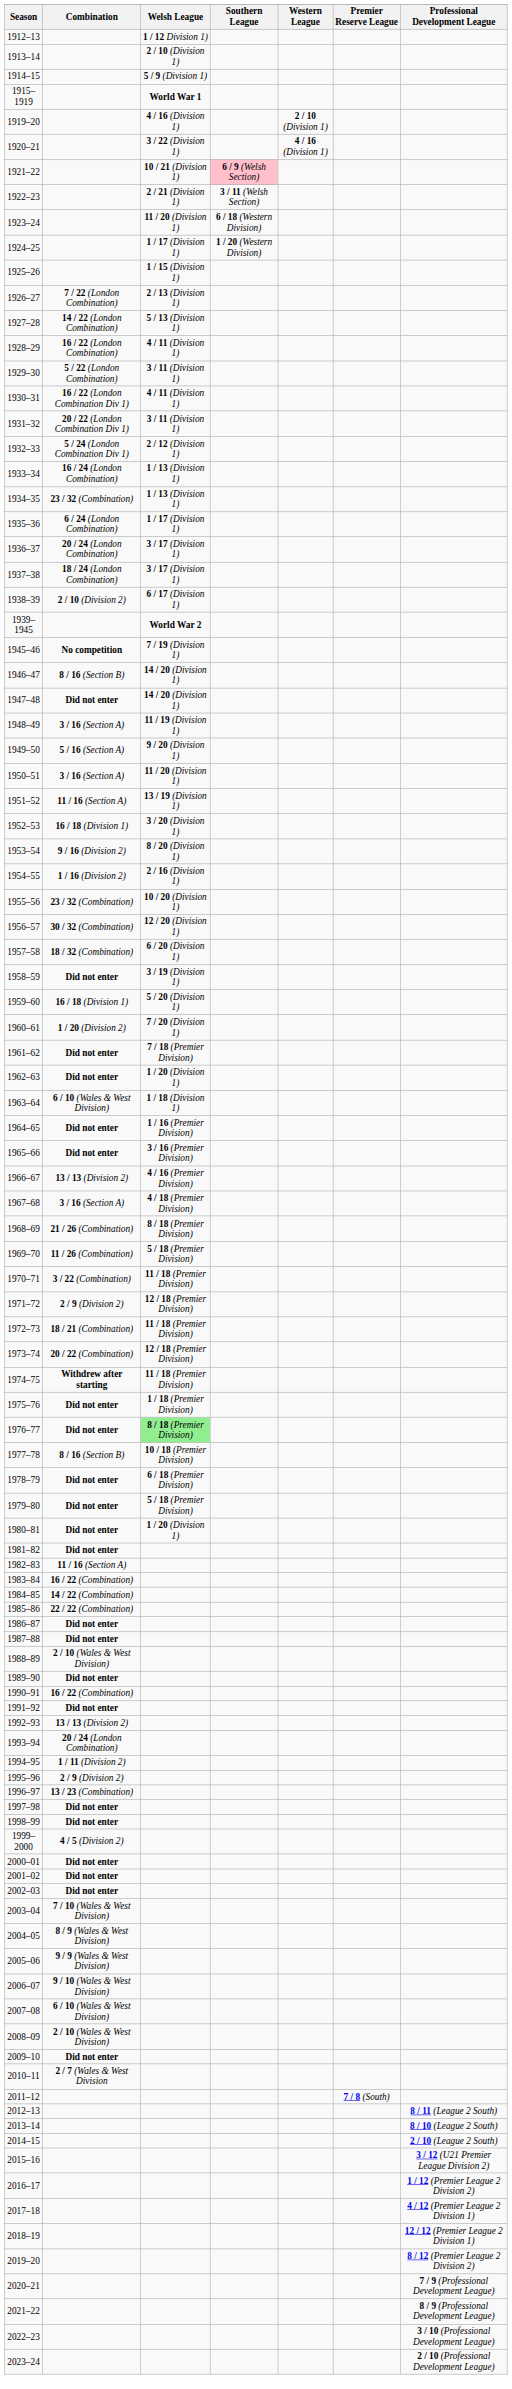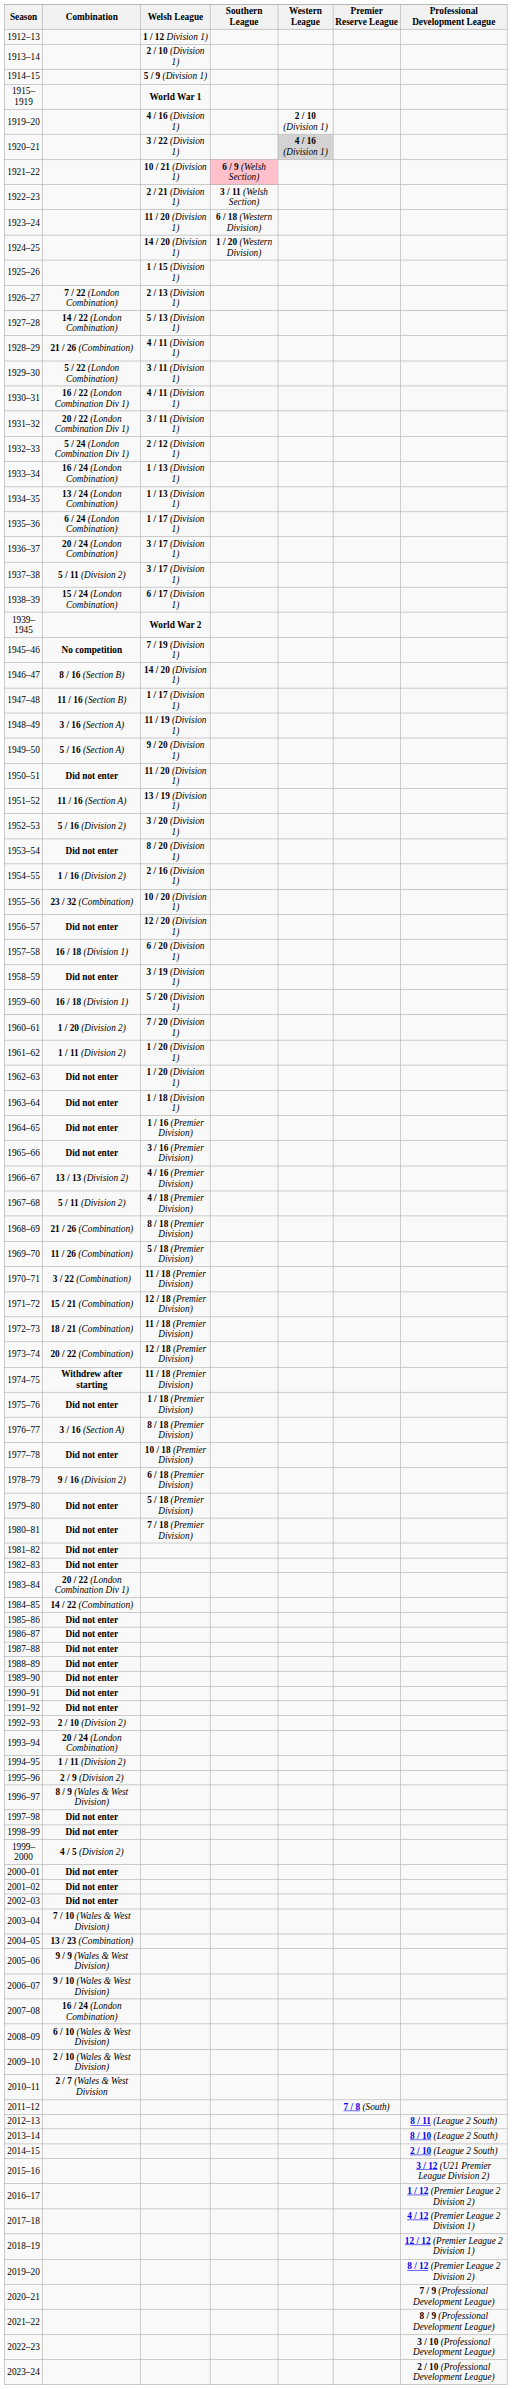(305, 147) no background -> (305, 147) lightgrey background
(175, 247) 1 / 17 (Division 1) -> (175, 247) 14 / 20 (Division 1)
(92, 348) 16 / 22 (London Combination) -> (92, 348) 21 / 26 (Combination)
(92, 499) 23 / 32 (Combination) -> (92, 499) 13 / 24 (London Combination)
(92, 574) 18 / 24 (London Combination) -> (92, 574) 5 / 11 (Division 2)
(92, 599) 2 / 10 (Division 2) -> (92, 599) 15 / 24 (London Combination)
(92, 700) Did not enter -> (92, 700) 11 / 16 (Section B)
(175, 700) 14 / 20 (Division 1) -> (175, 700) 1 / 17 (Division 1)
(92, 776) 3 / 16 (Section A) -> (92, 776) Did not enter
(92, 826) 16 / 18 (Division 1) -> (92, 826) 5 / 16 (Division 2)
(92, 851) 9 / 16 (Division 2) -> (92, 851) Did not enter
(92, 927) 30 / 32 (Combination) -> (92, 927) Did not enter
(92, 952) 18 / 32 (Combination) -> (92, 952) 16 / 18 (Division 1)
(92, 1052) Did not enter -> (92, 1052) 1 / 11 (Division 2)
(175, 1052) 7 / 18 (Premier Division) -> (175, 1052) 1 / 20 (Division 1)
(92, 1103) 6 / 10 (Wales & West Division) -> (92, 1103) Did not enter
(92, 1203) 3 / 16 (Section A) -> (92, 1203) 5 / 11 (Division 2)
(92, 1304) 2 / 9 (Division 2) -> (92, 1304) 15 / 21 (Combination)
(92, 1430) Did not enter -> (92, 1430) 3 / 16 (Section A)
(175, 1430) lightgreen background -> (175, 1430) no background
(92, 1455) 8 / 16 (Section B) -> (92, 1455) Did not enter
(92, 1480) Did not enter -> (92, 1480) 9 / 16 (Division 2)
(175, 1530) 1 / 20 (Division 1) -> (175, 1530) 7 / 18 (Premier Division)
(92, 1565) 11 / 16 (Section A) -> (92, 1565) Did not enter
(92, 1580) 16 / 22 (Combination) -> (92, 1585) 20 / 22 (London Combination Div 1)
(92, 1609) 22 / 22 (Combination) -> (92, 1620) Did not enter
(92, 1658) 2 / 10 (Wales & West Division) -> (92, 1664) Did not enter
(92, 1693) 16 / 22 (Combination) -> (92, 1693) Did not enter
(92, 1723) 13 / 13 (Division 2) -> (92, 1723) 2 / 10 (Division 2)
(92, 1792) 13 / 23 (Combination) -> (92, 1797) 8 / 9 (Wales & West Division)
(92, 1936) 8 / 9 (Wales & West Division) -> (92, 1941) 13 / 23 (Combination)
(92, 2011) 6 / 10 (Wales & West Division) -> (92, 2011) 16 / 24 (London Combination)
(92, 2036) 2 / 10 (Wales & West Division) -> (92, 2036) 6 / 10 (Wales & West Division)
(92, 2056) Did not enter -> (92, 2062) 2 / 10 (Wales & West Division)
